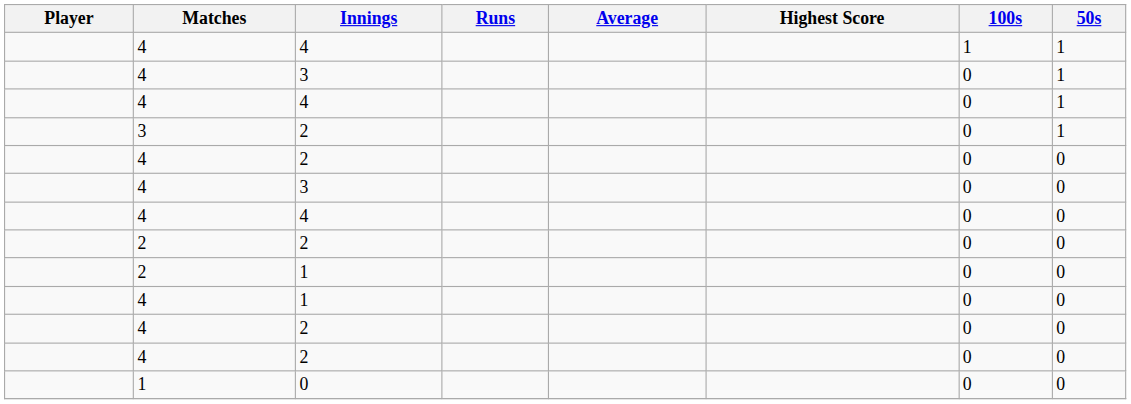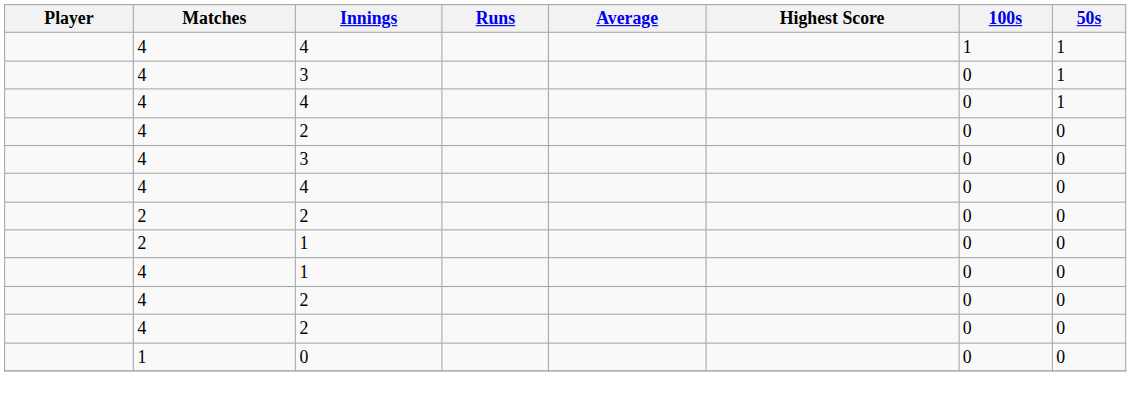- row: (142, 131)
